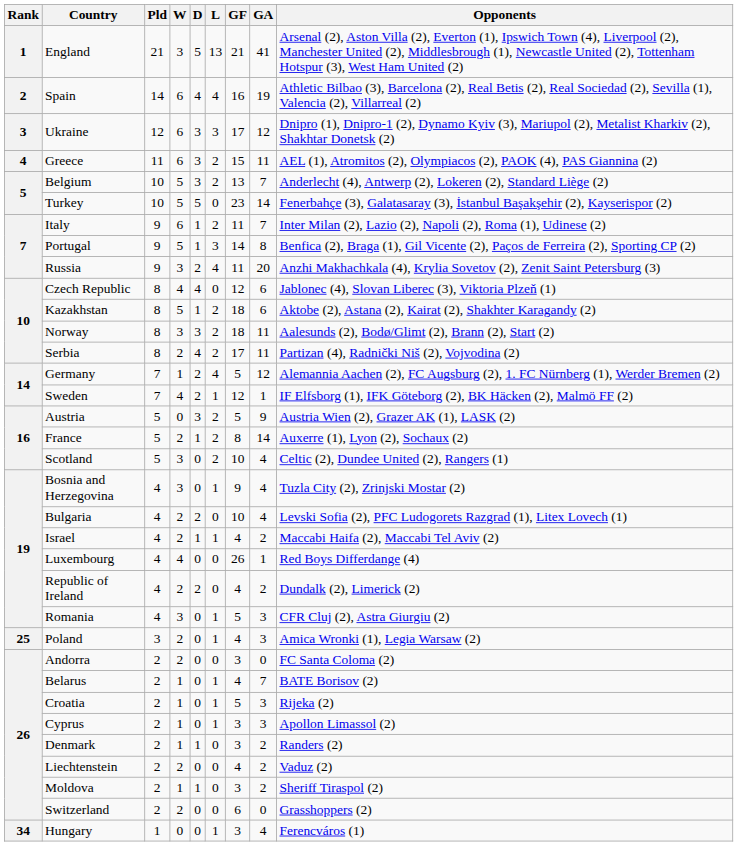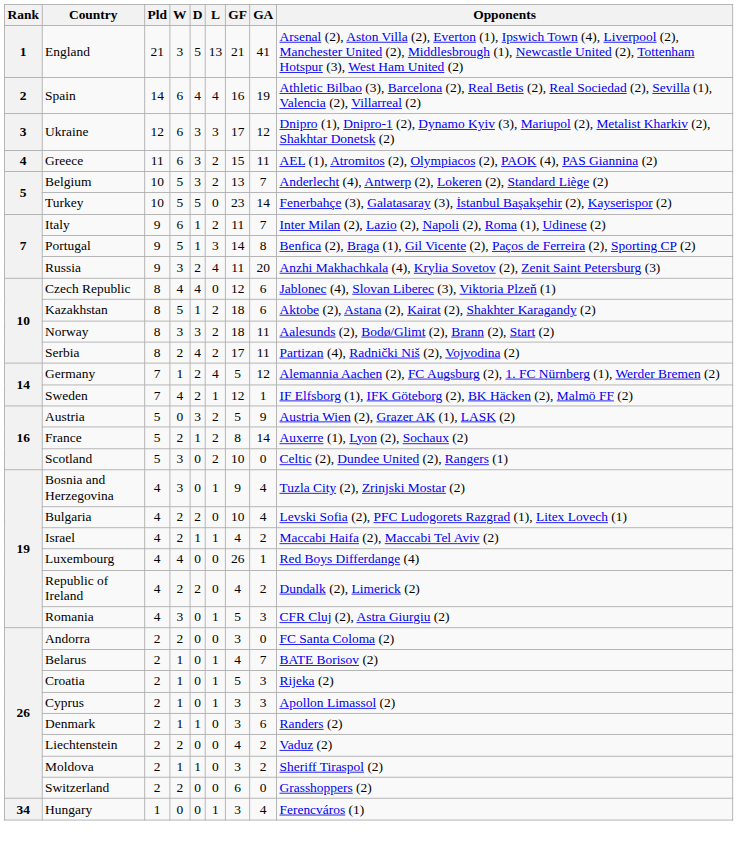(263, 459) 4 -> (263, 459) 0
- row: (64, 638)
(263, 745) 2 -> (263, 724) 6
